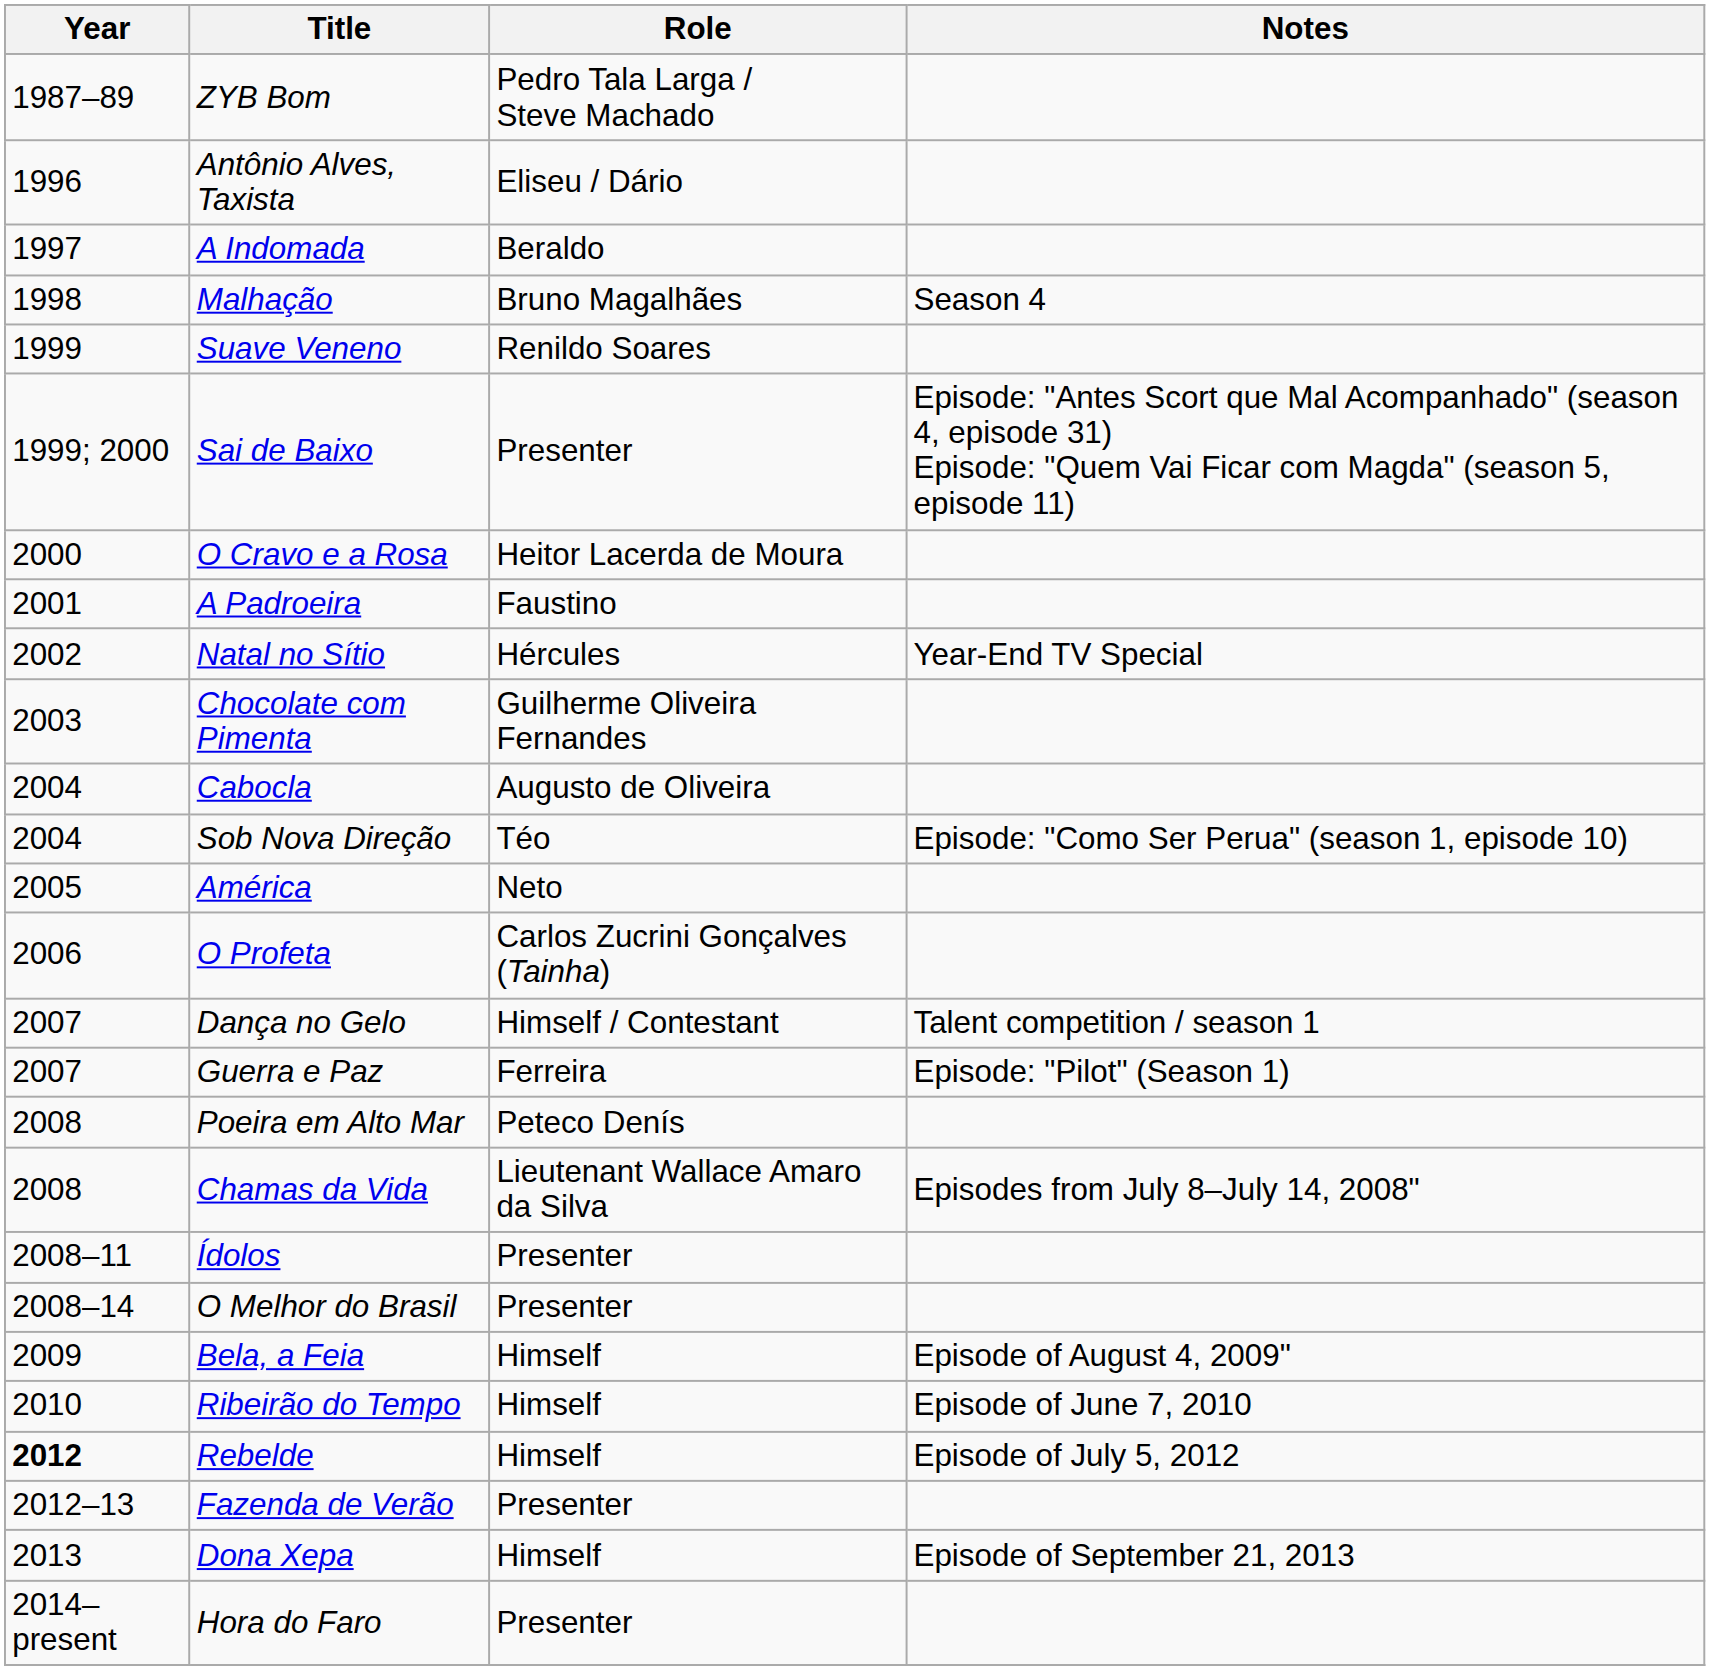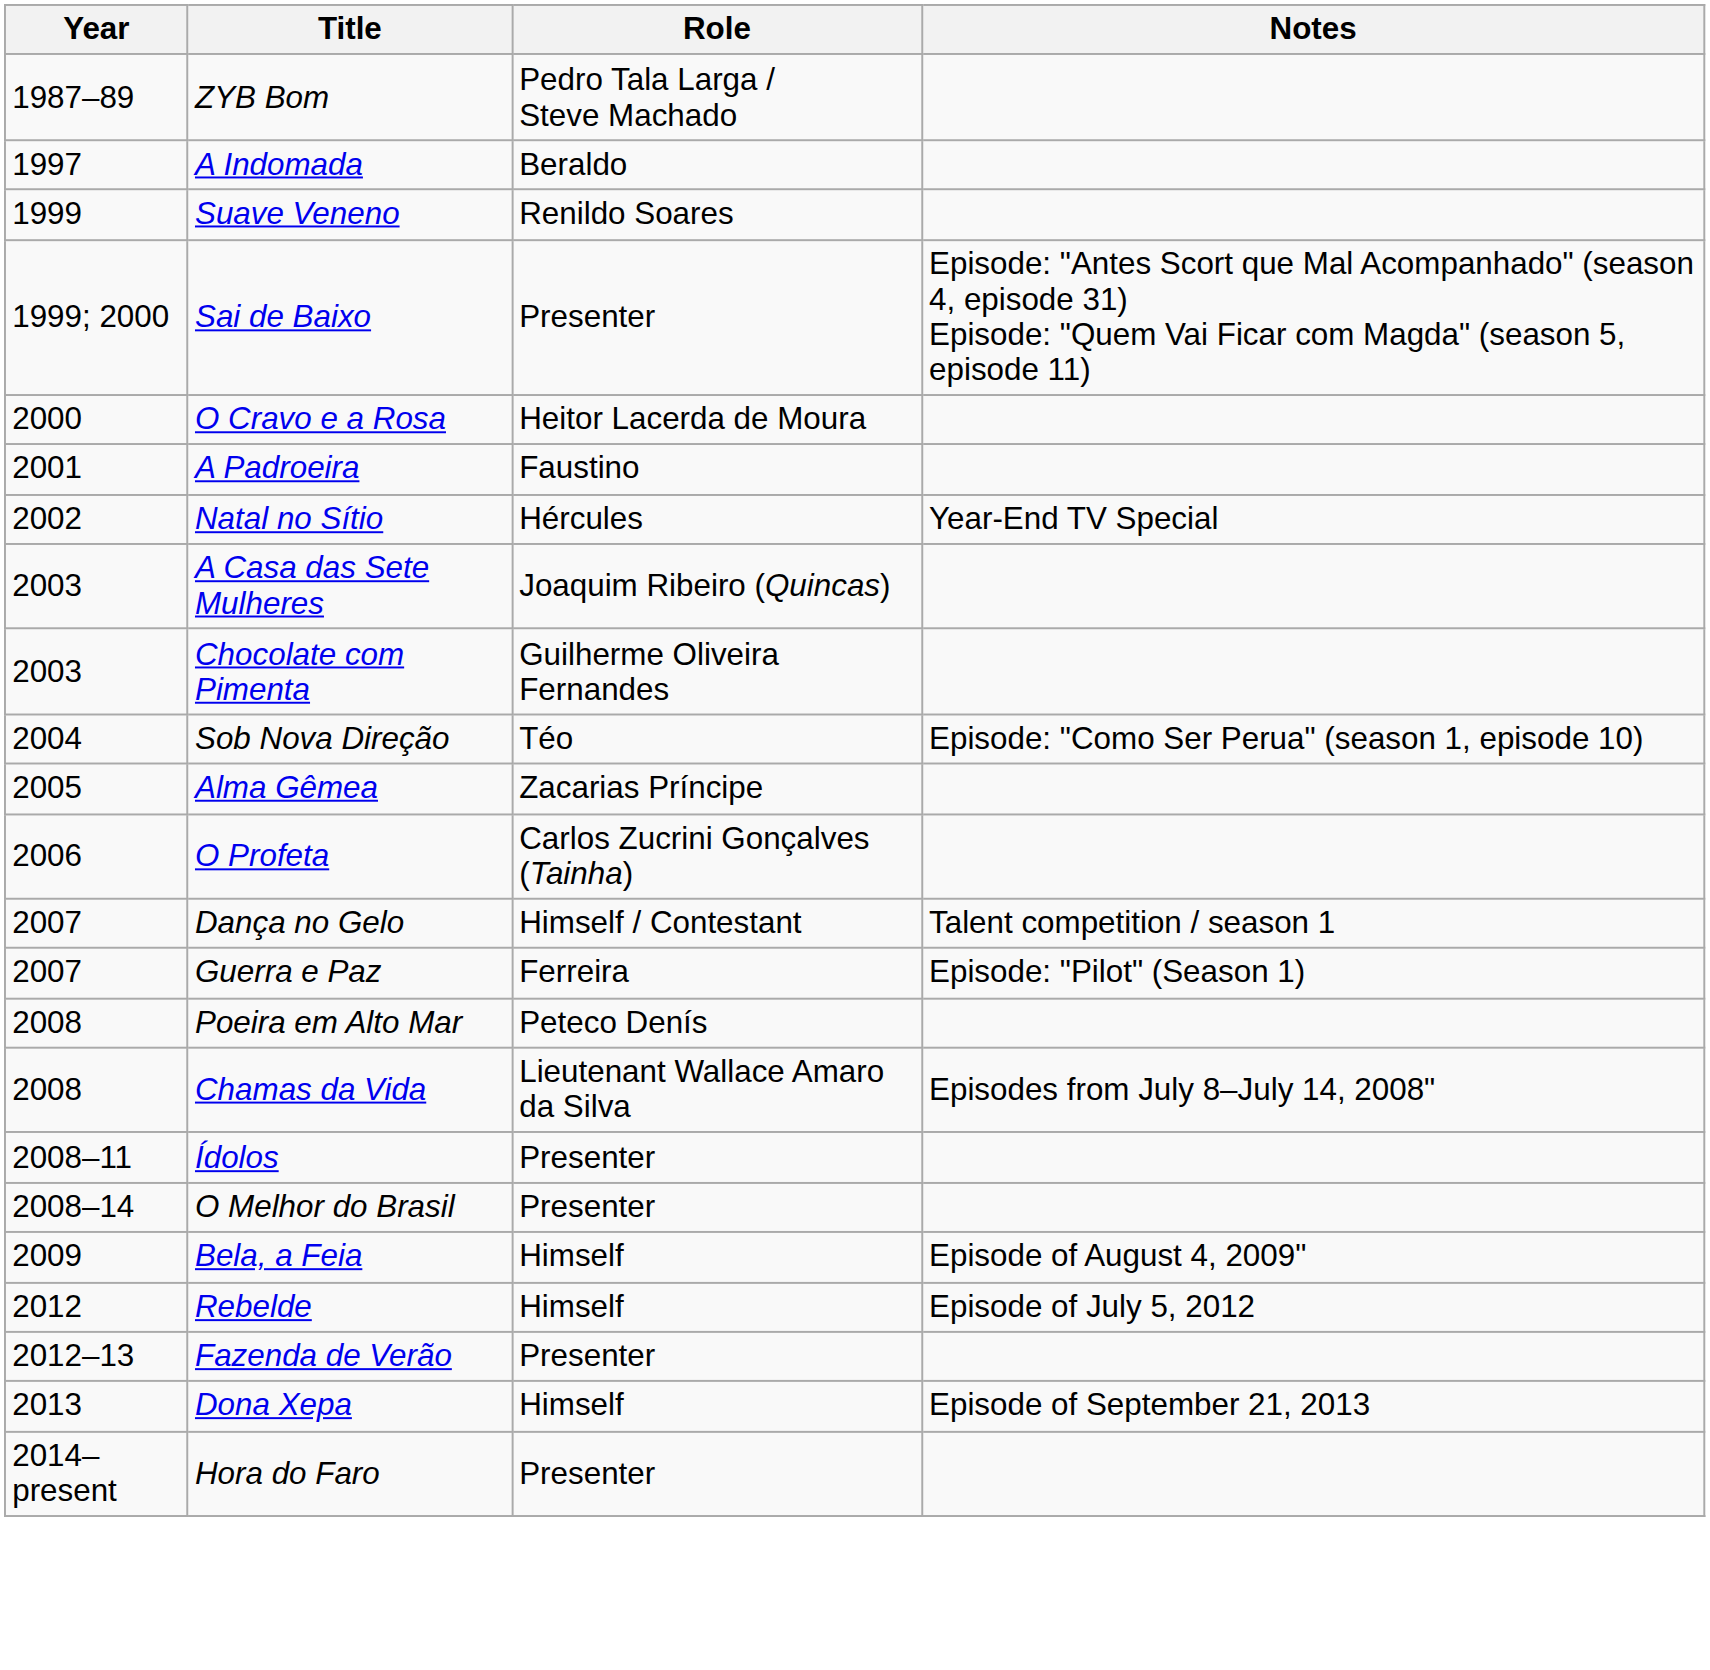- row: (296, 181)
- row: (265, 298)
+ row: (312, 586)
- row: (254, 788)
- row: (254, 887)
+ row: (286, 788)
- row: (329, 1405)
(47, 1455) bold -> (47, 1306) normal
